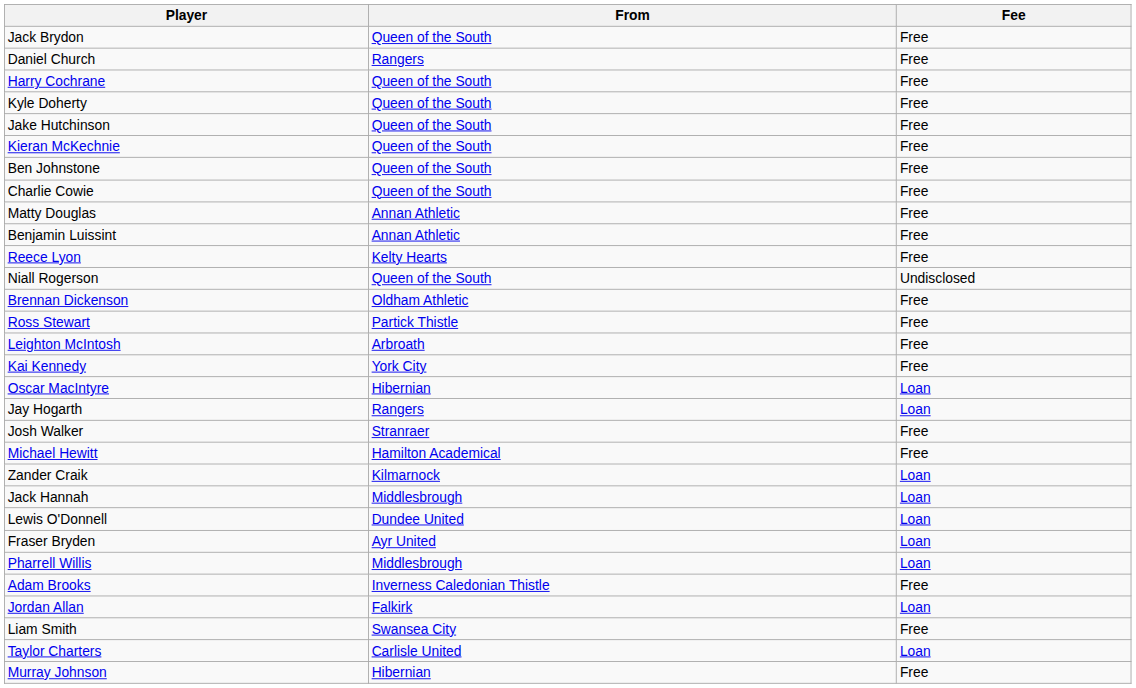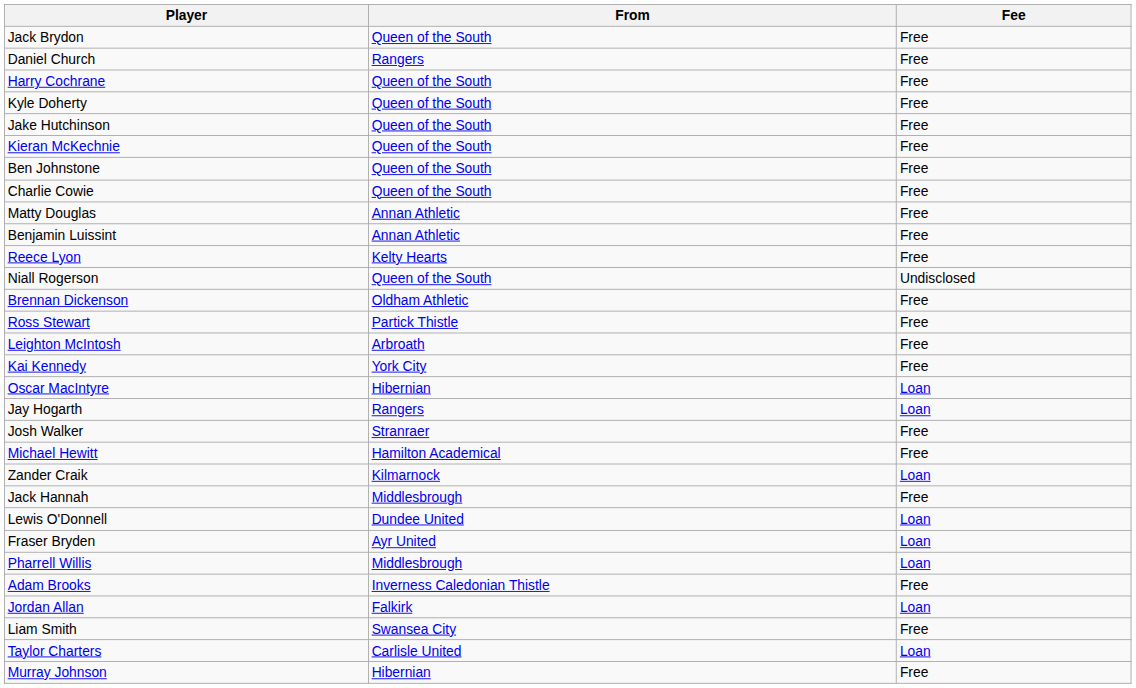(915, 497) Loan -> (914, 497) Free
